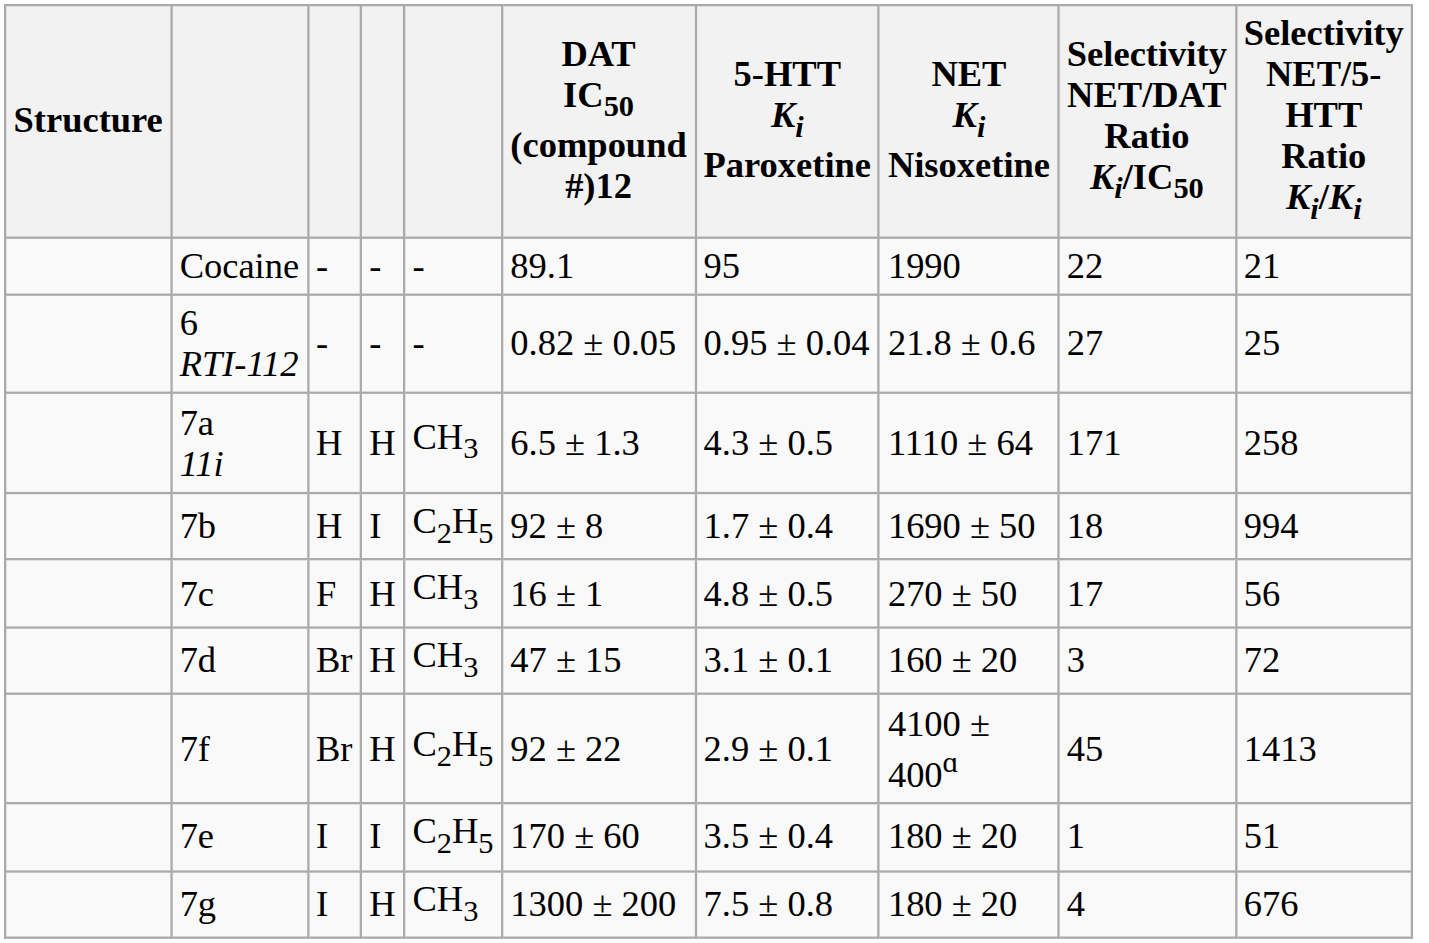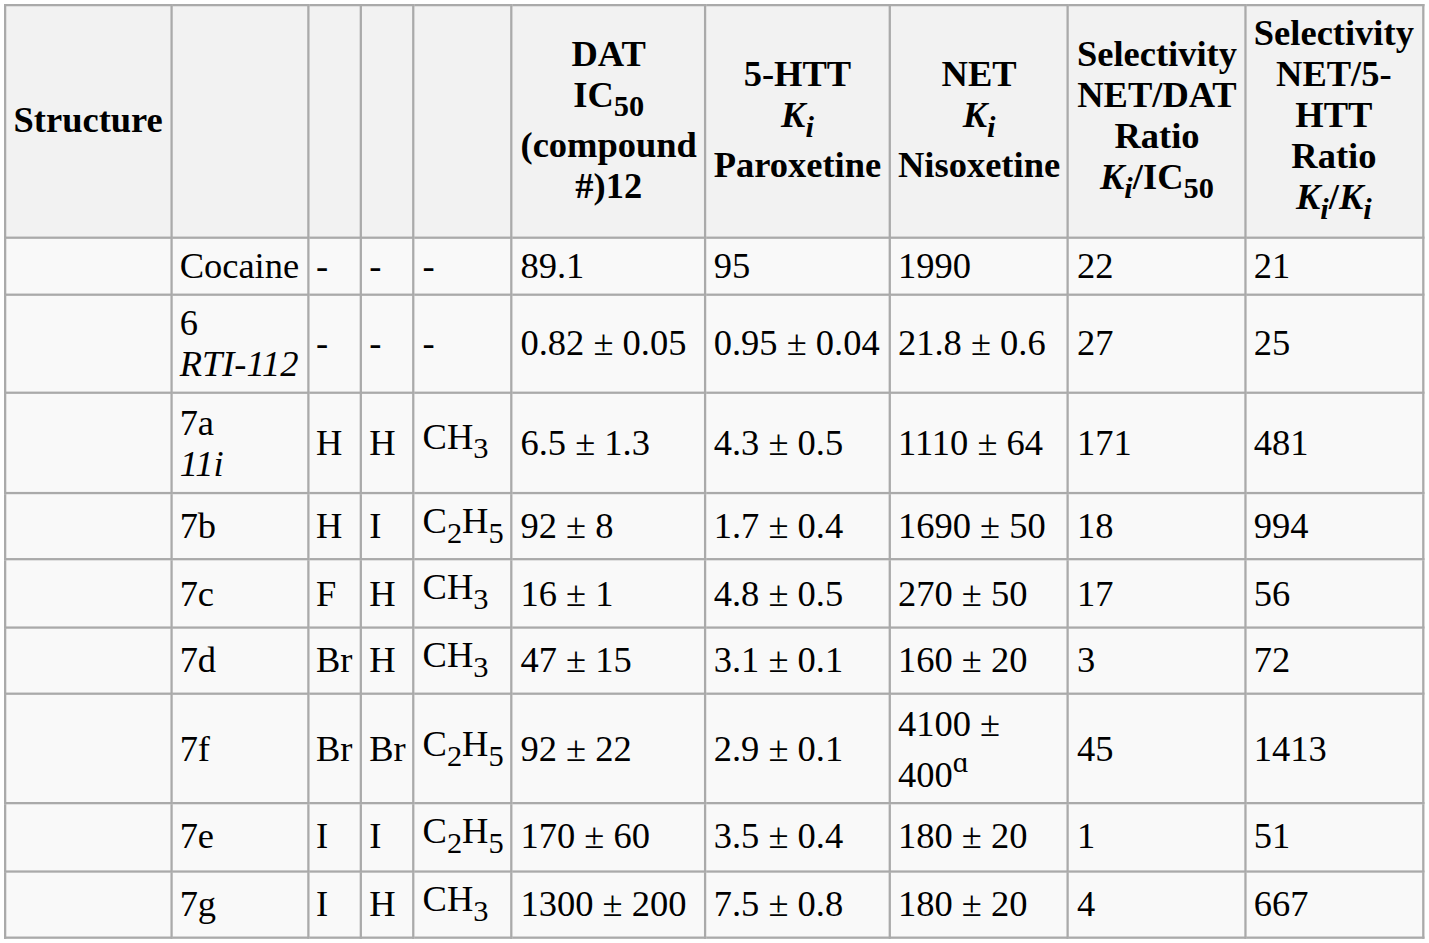(1271, 442) 258 -> (1281, 442) 481
(382, 748) H -> (388, 748) Br
(1271, 903) 676 -> (1281, 903) 667
